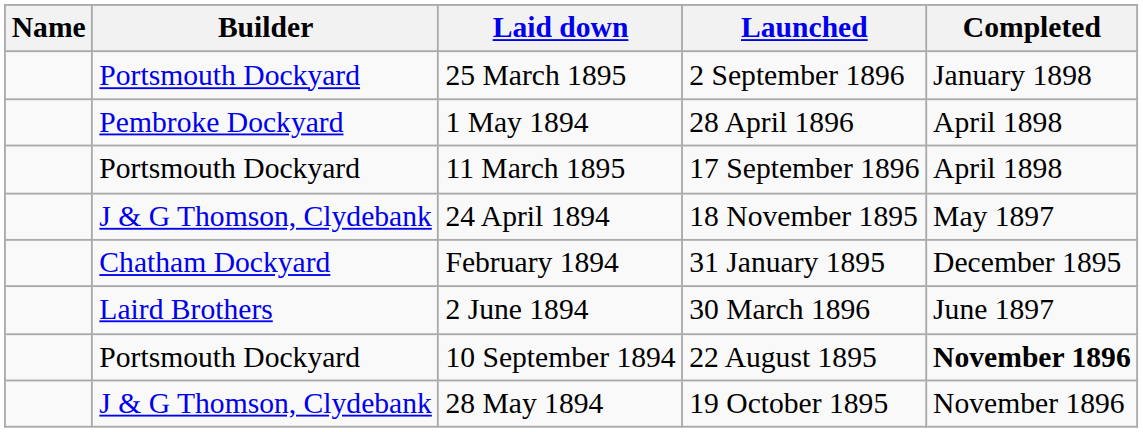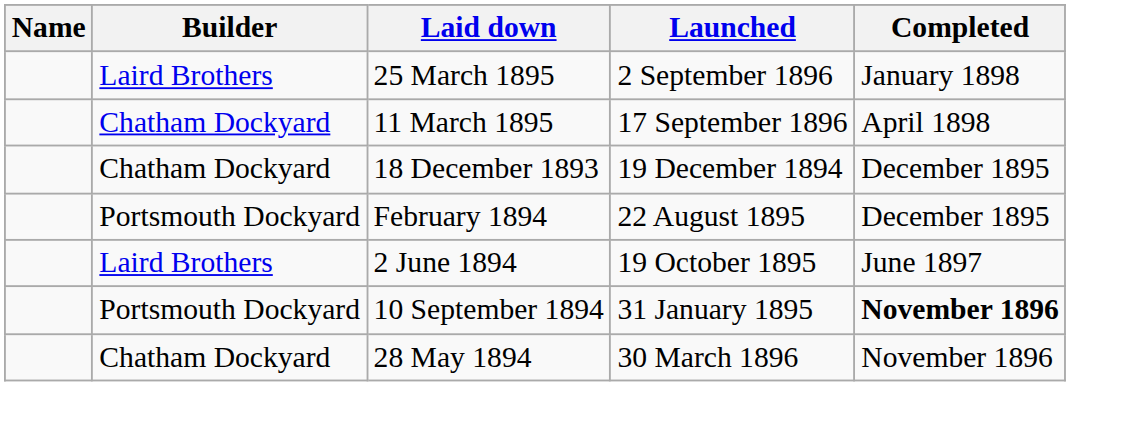(230, 74) Portsmouth Dockyard -> (186, 74) Laird Brothers
- row: (517, 121)
(230, 168) Portsmouth Dockyard -> (215, 121) Chatham Dockyard
- row: (528, 215)
+ row: (486, 168)
(215, 262) Chatham Dockyard -> (230, 215) Portsmouth Dockyard
(787, 262) 31 January 1895 -> (711, 215) 22 August 1895
(780, 309) 30 March 1896 -> (717, 262) 19 October 1895
(783, 356) 22 August 1895 -> (715, 309) 31 January 1895
(266, 403) J & G Thomson, Clydebank -> (215, 356) Chatham Dockyard
(789, 403) 19 October 1895 -> (708, 356) 30 March 1896
